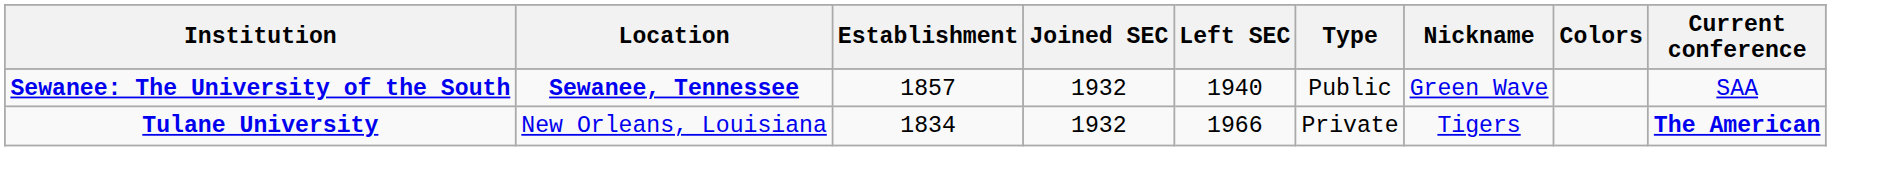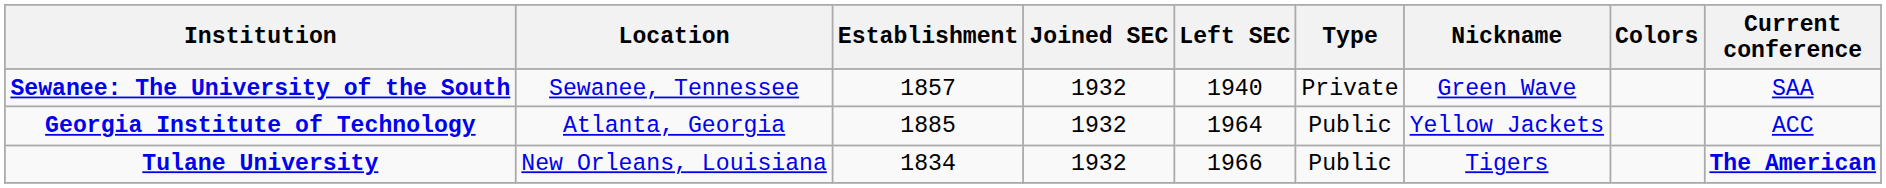(674, 88) bold -> (674, 88) normal
(1350, 88) Public -> (1350, 88) Private
+ row: (260, 126)
(1350, 126) Private -> (1350, 164) Public
